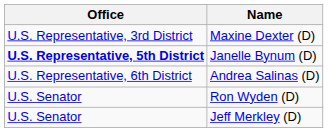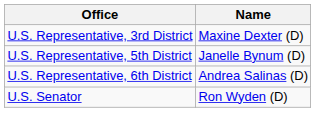(106, 55) bold -> (100, 55) normal
- row: (256, 117)
